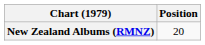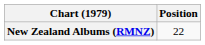(179, 31) 20 -> (179, 31) 22
